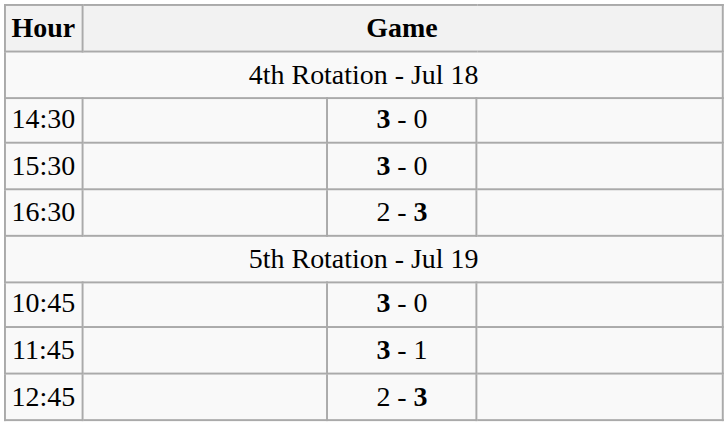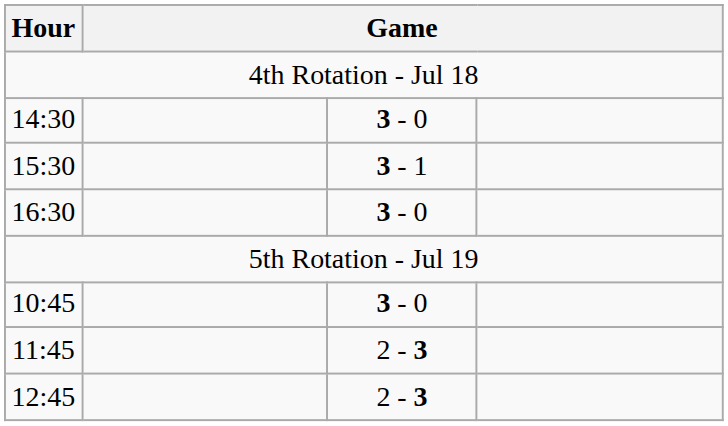(402, 166) 3 - 0 -> (402, 166) 3 - 1
(402, 212) 2 - 3 -> (402, 212) 3 - 0
(402, 350) 3 - 1 -> (402, 350) 2 - 3
